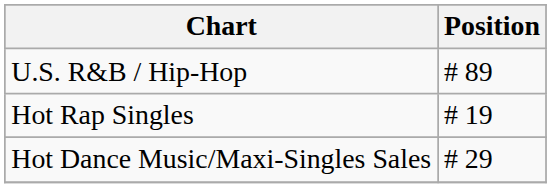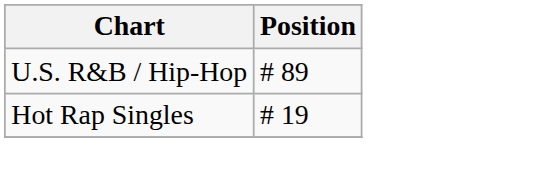- row: (221, 159)
